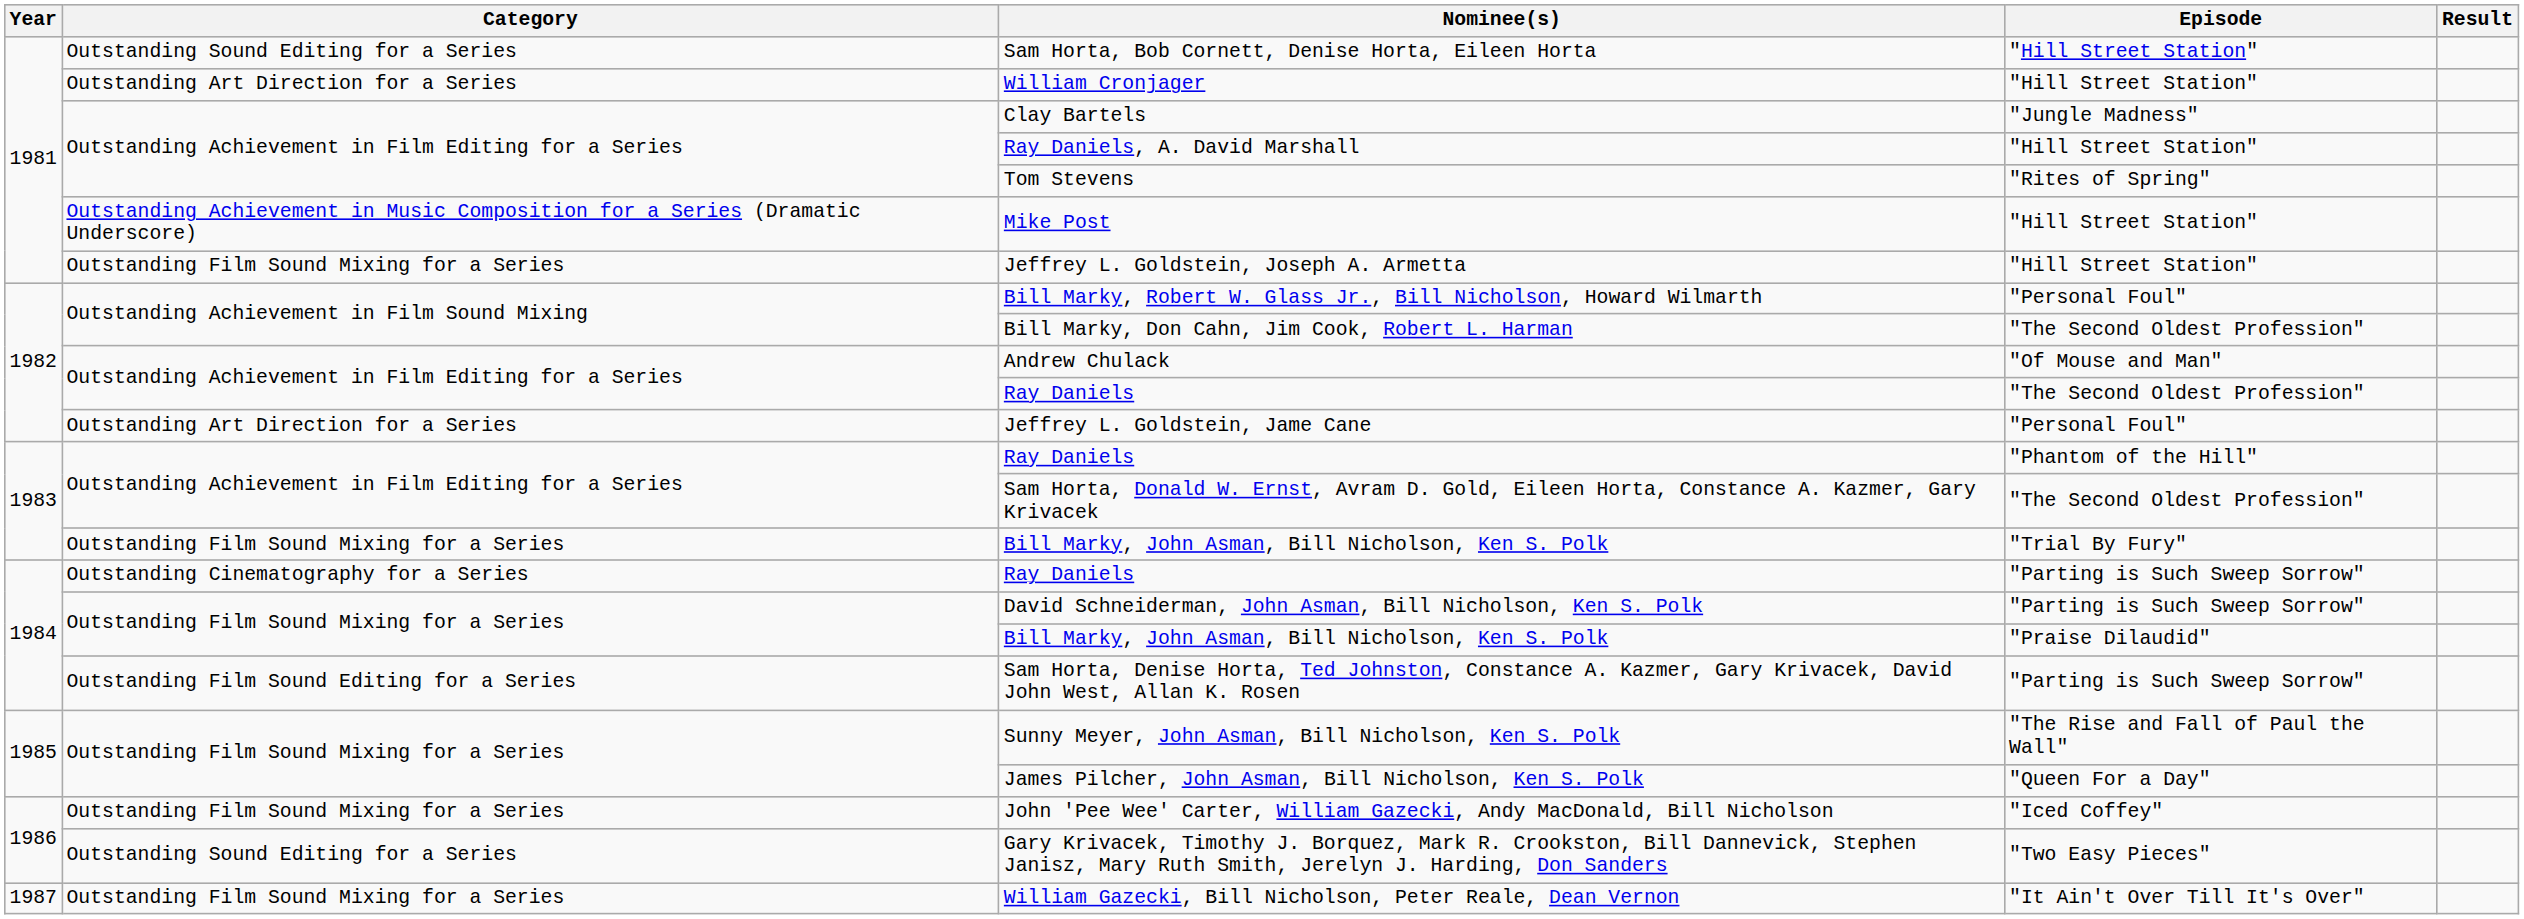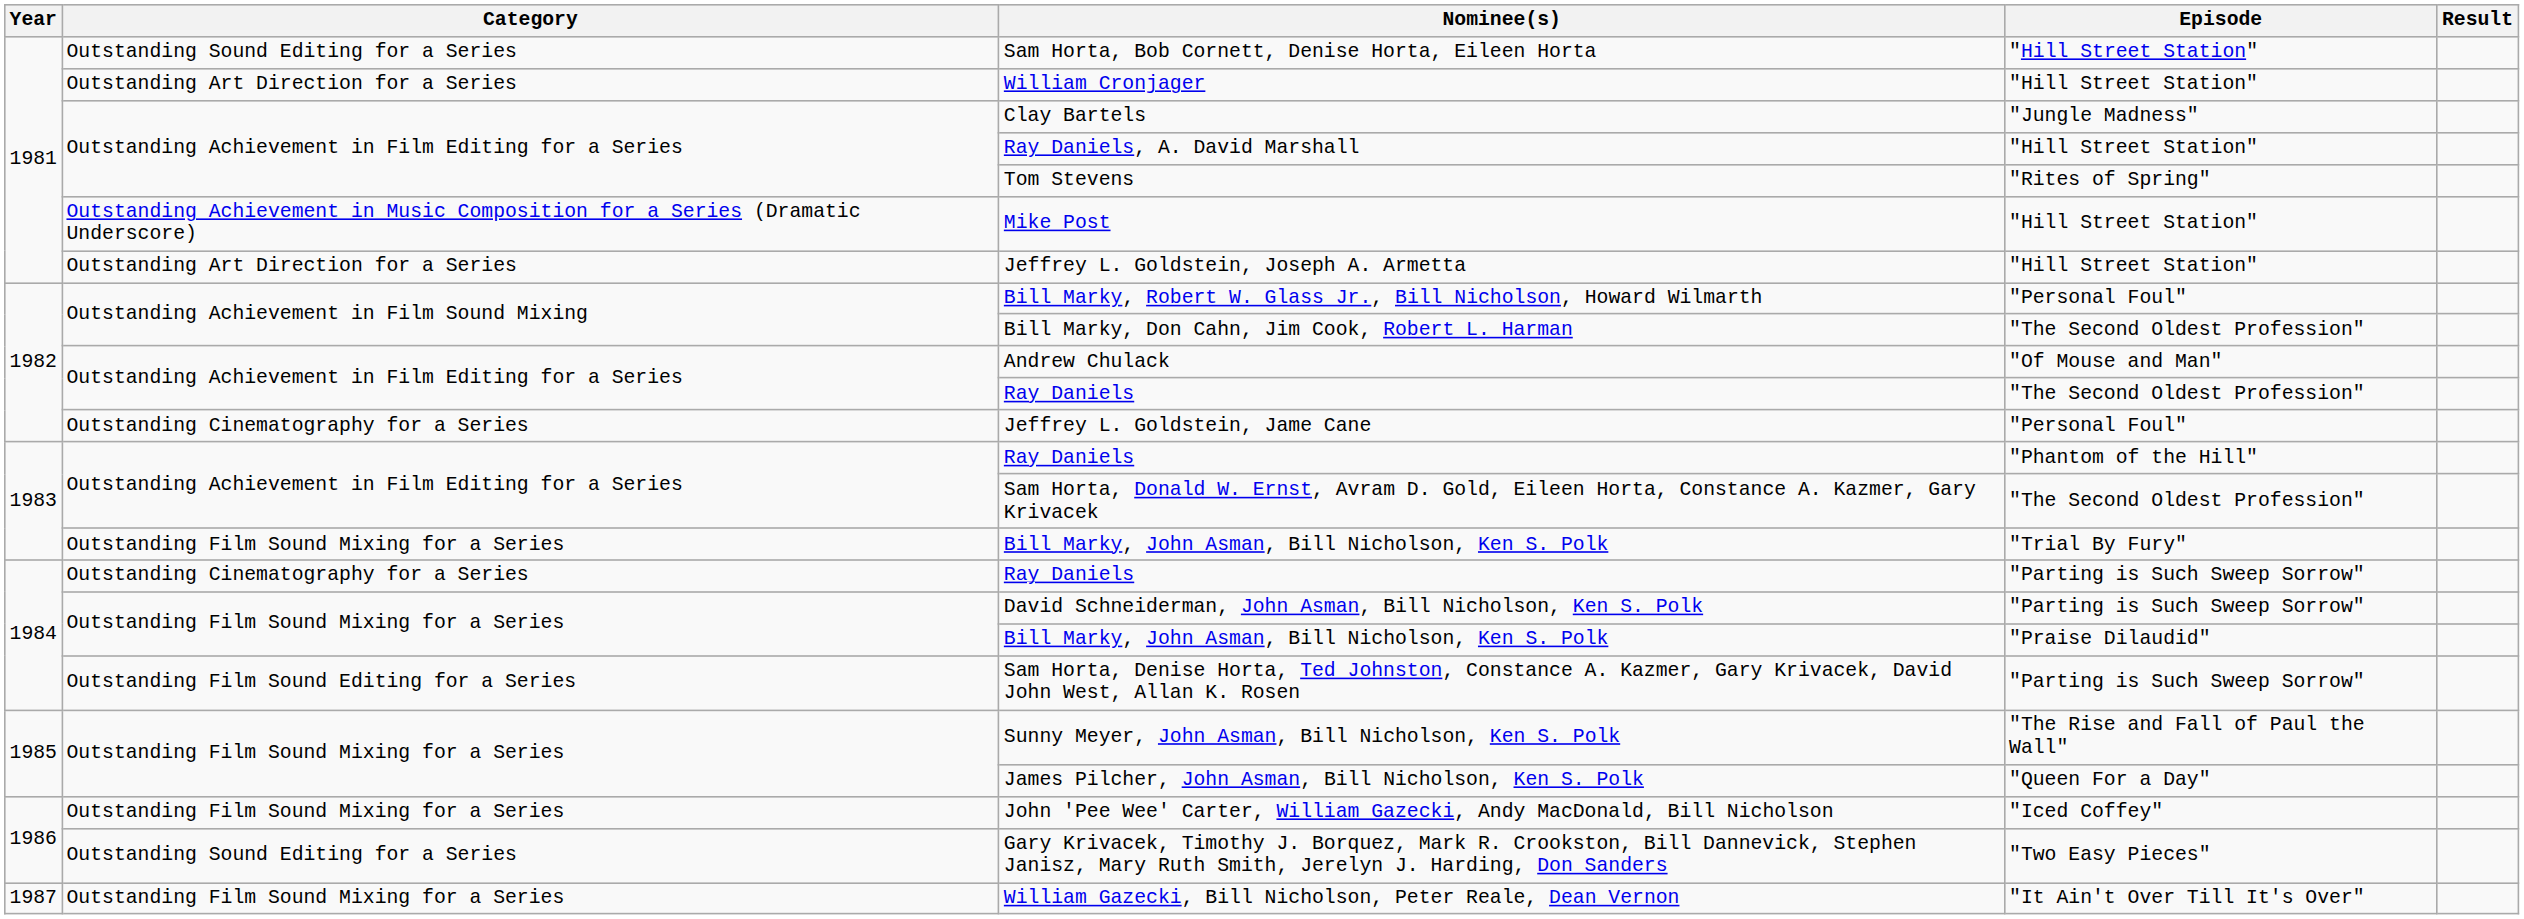(315, 267) Outstanding Film Sound Mixing for a Series -> (292, 267) Outstanding Art Direction for a Series
(292, 426) Outstanding Art Direction for a Series -> (298, 426) Outstanding Cinematography for a Series
